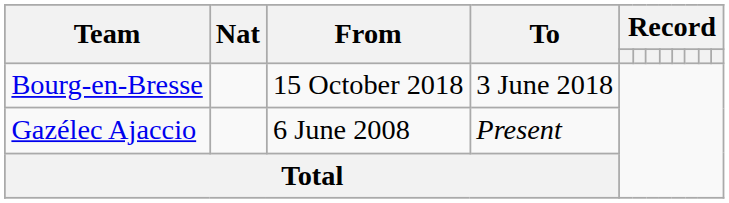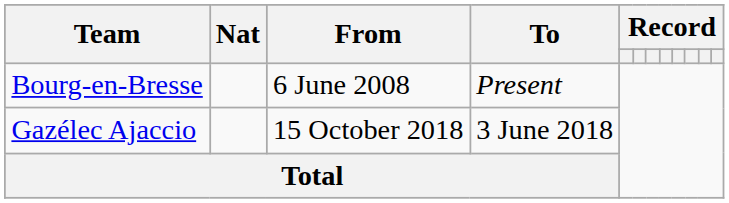(368, 84) 15 October 2018 -> (341, 84) 6 June 2008
(545, 84) 3 June 2018 -> (519, 84) Present
(341, 129) 6 June 2008 -> (368, 129) 15 October 2018
(519, 129) Present -> (545, 129) 3 June 2018
